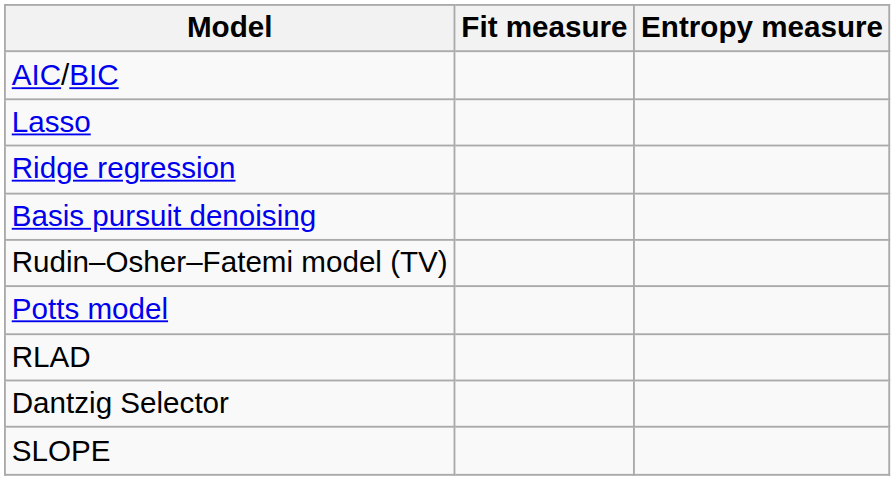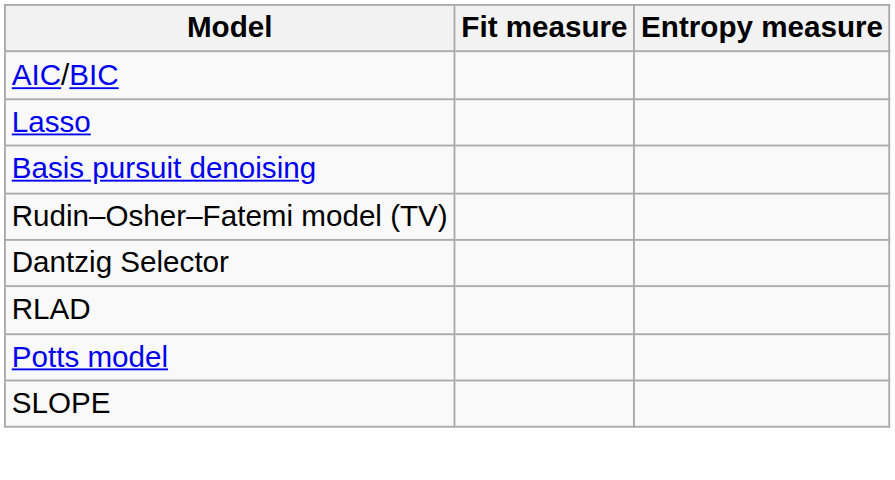- row: (124, 168)
rows swapped: (90, 309) <-> (120, 403)
